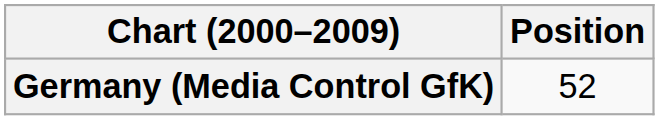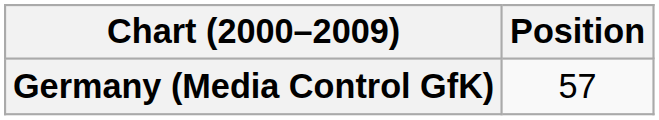(578, 85) 52 -> (578, 85) 57
